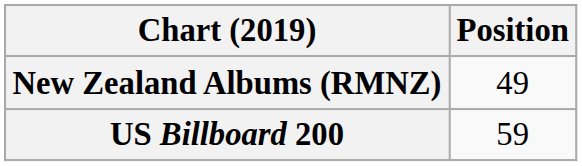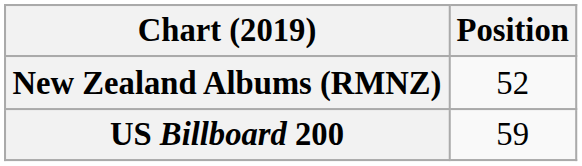(513, 82) 49 -> (513, 82) 52
